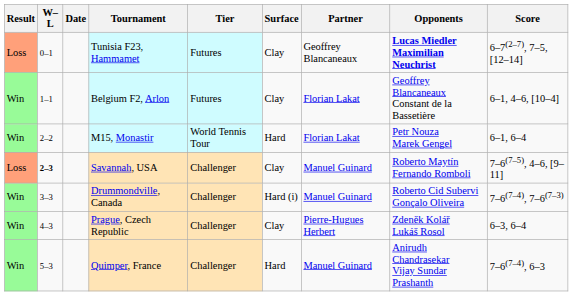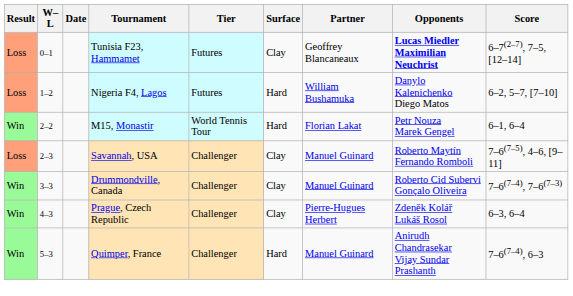- row: (130, 98)
+ row: (129, 92)
(46, 167) bold -> (46, 156) normal
(281, 197) Hard (i) -> (276, 185) Clay
